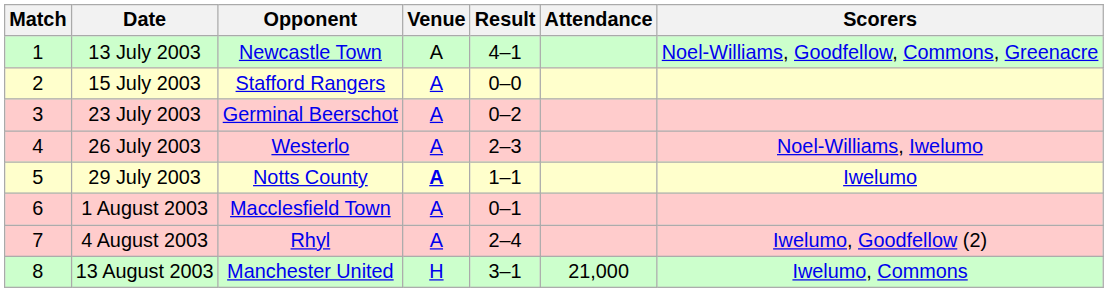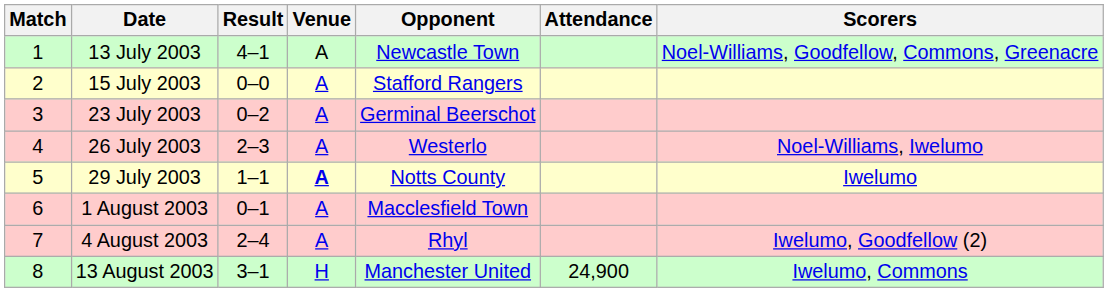columns swapped: (310, 20) <-> (505, 20)
(599, 271) 21,000 -> (599, 271) 24,900
